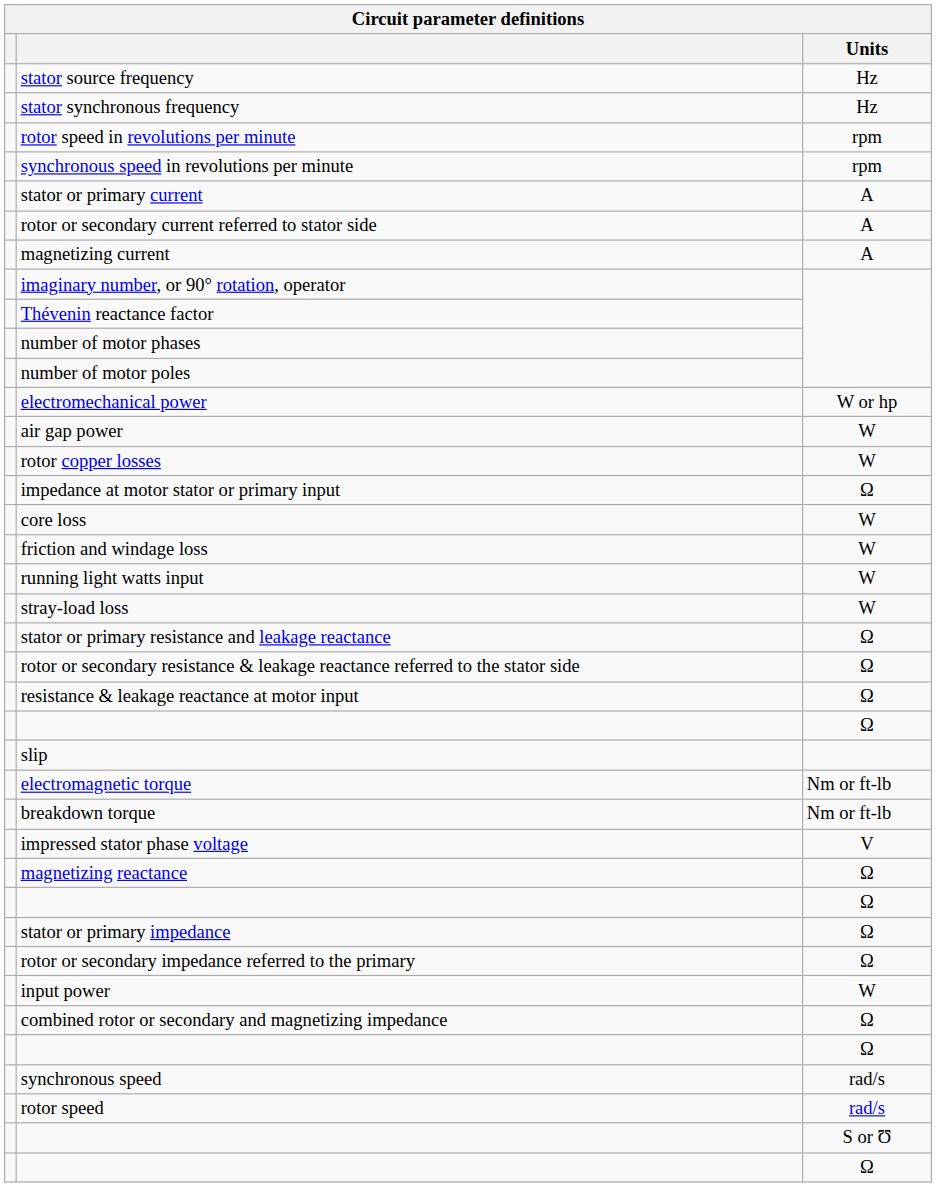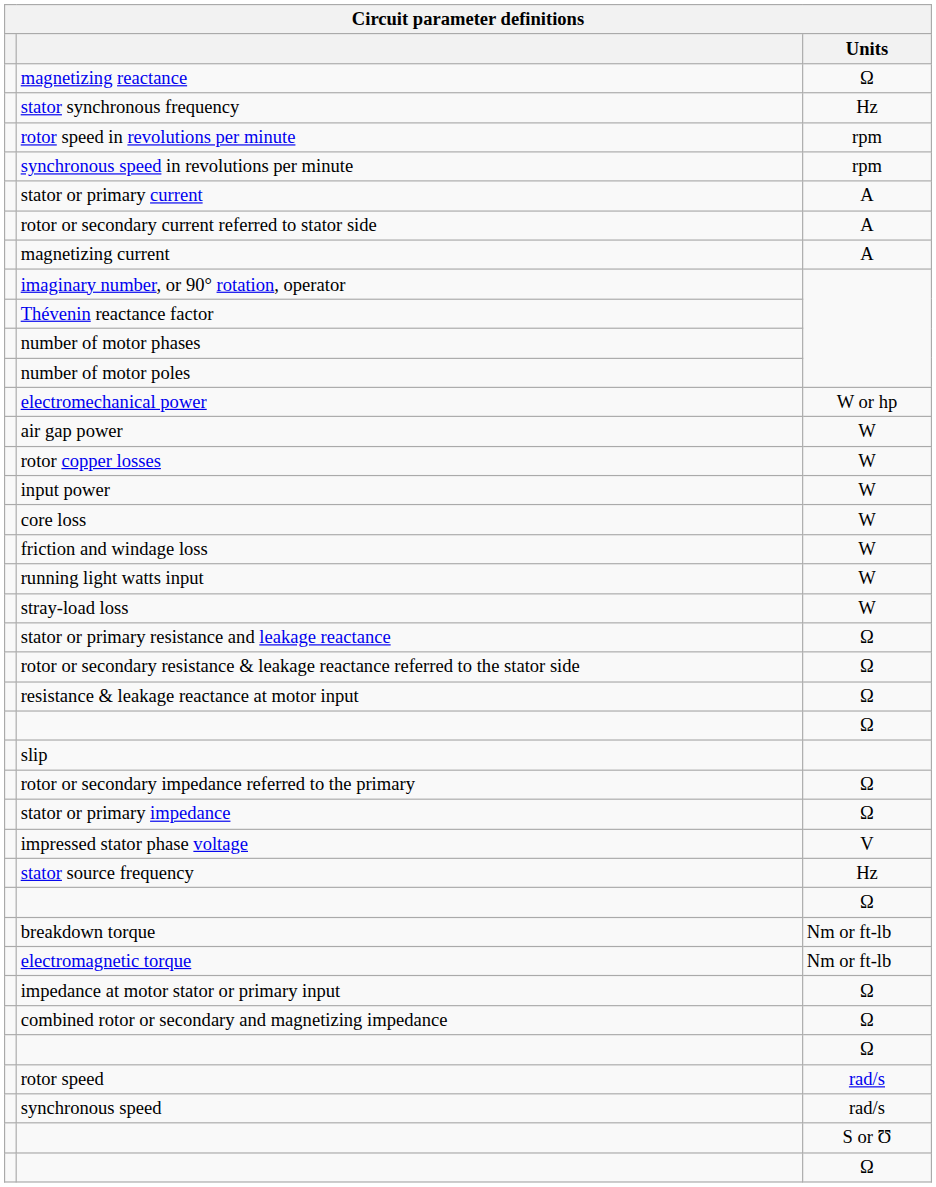rows swapped: (107, 78) <-> (104, 872)
rows swapped: (65, 990) <-> (180, 490)
rows swapped: (106, 784) <-> (218, 961)
rows swapped: (88, 813) <-> (126, 931)
rows swapped: (62, 1108) <-> (91, 1078)
